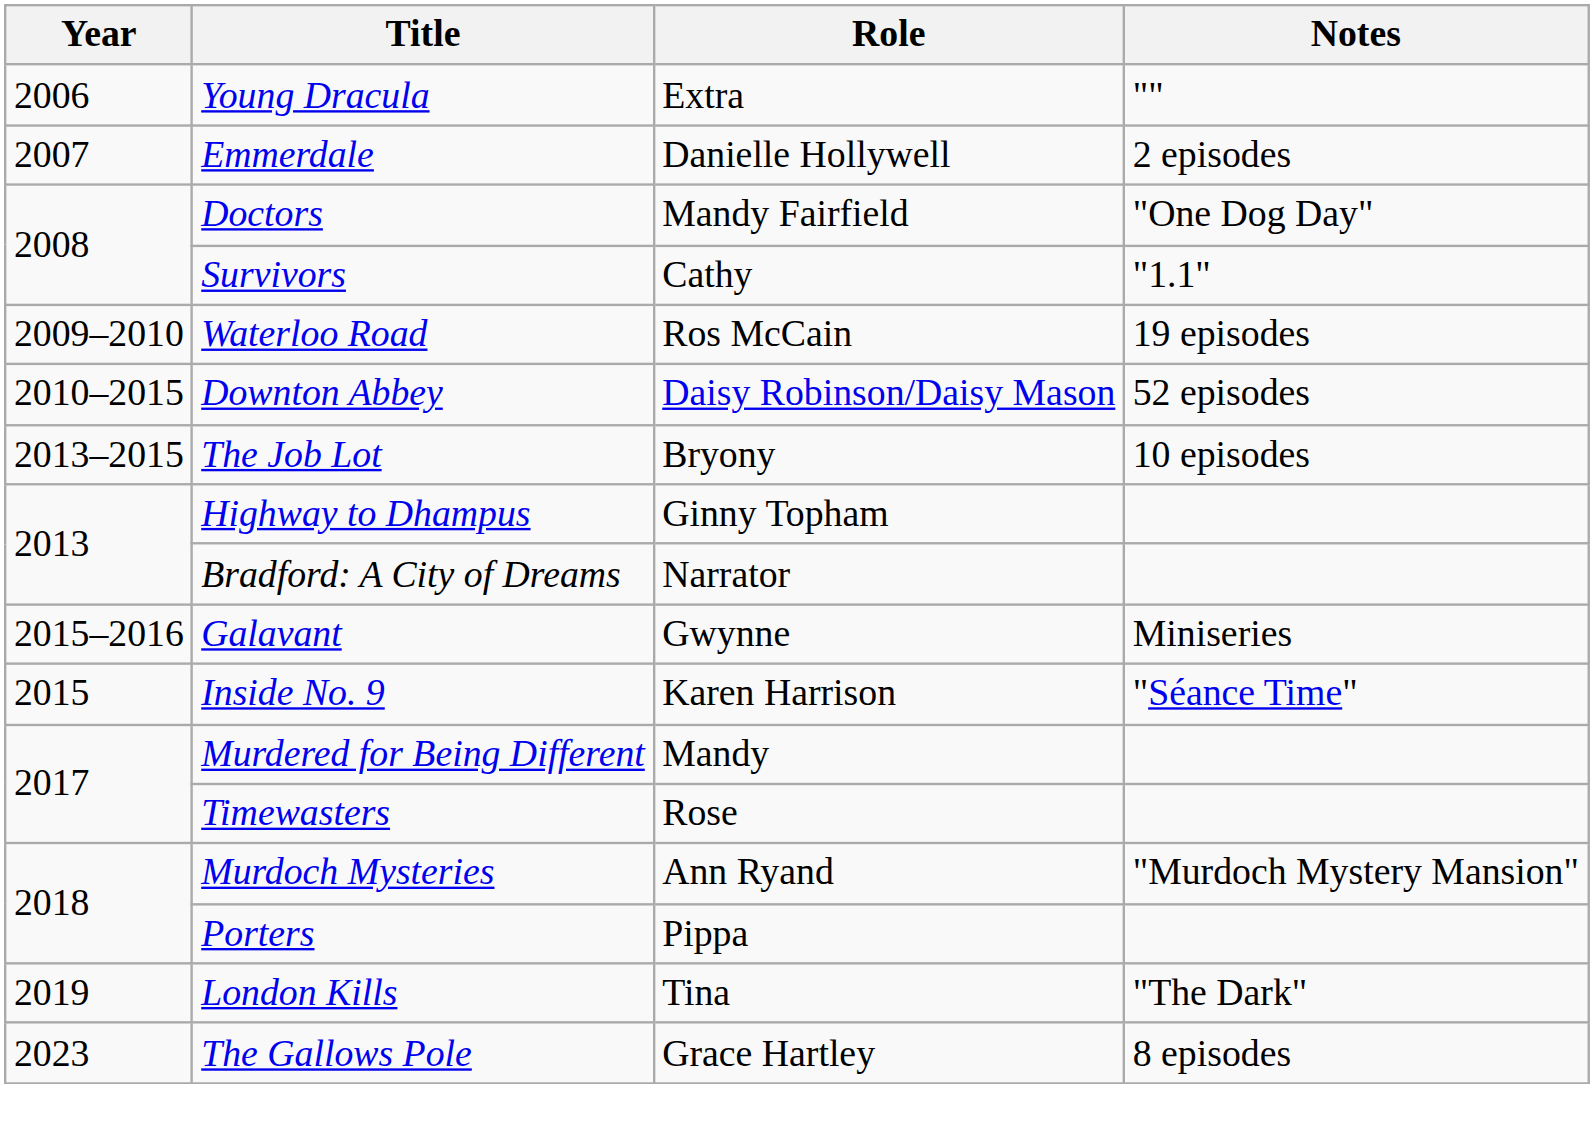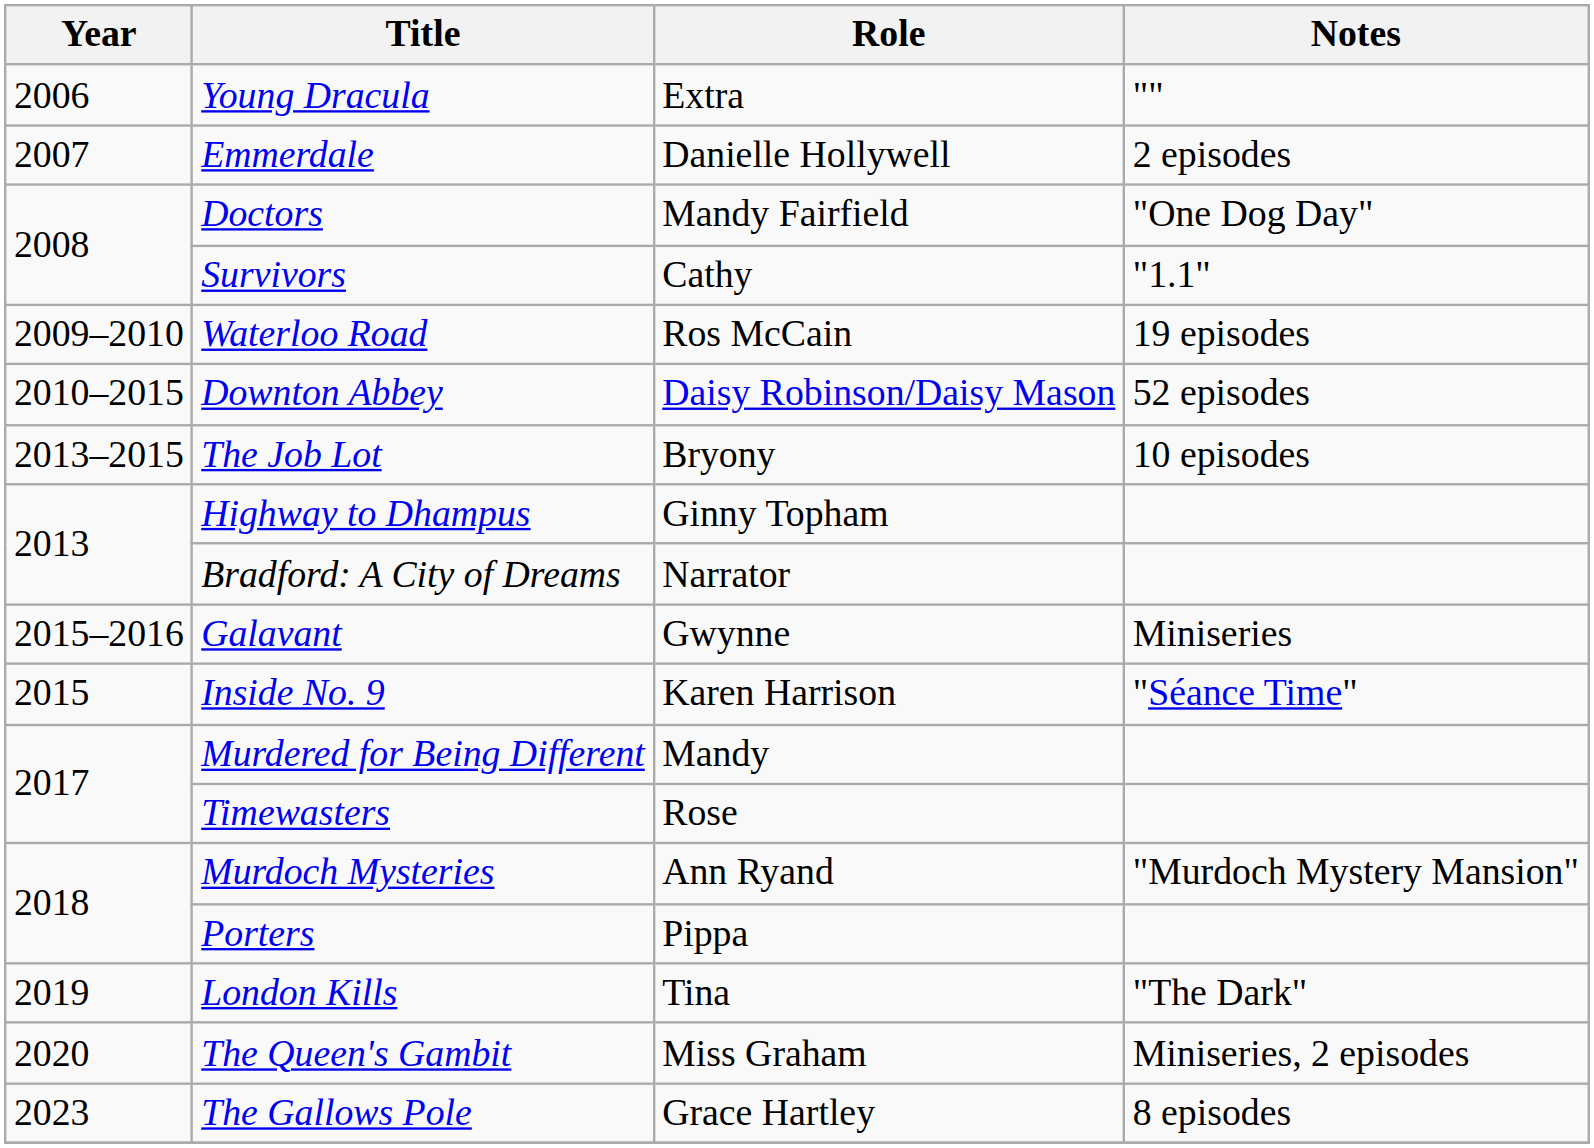+ row: (356, 1052)
